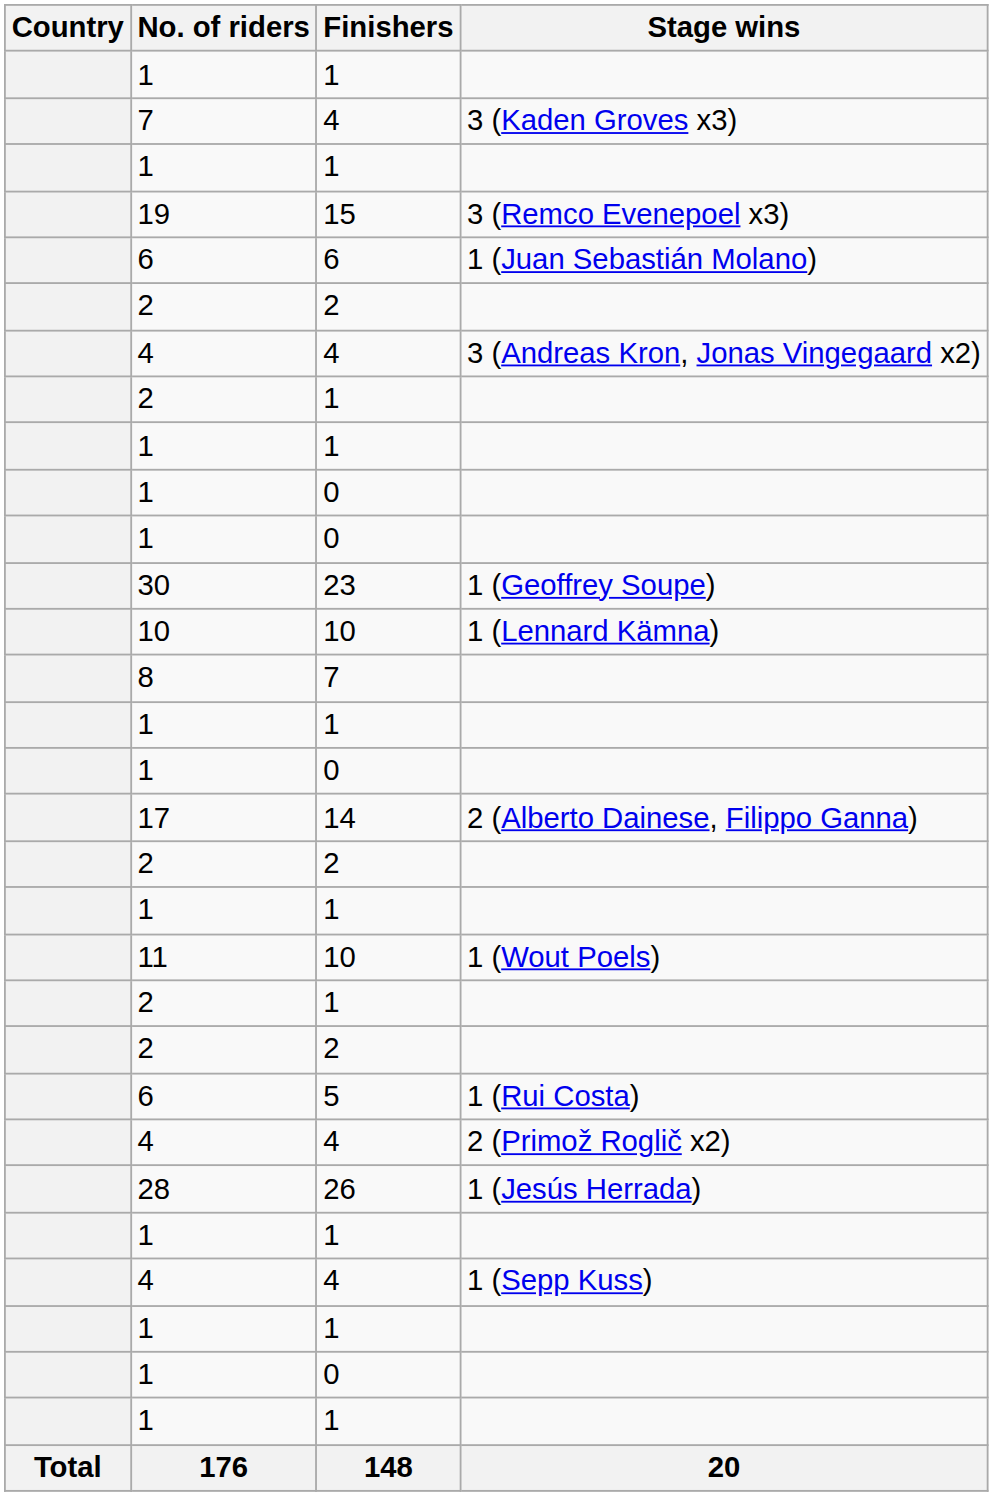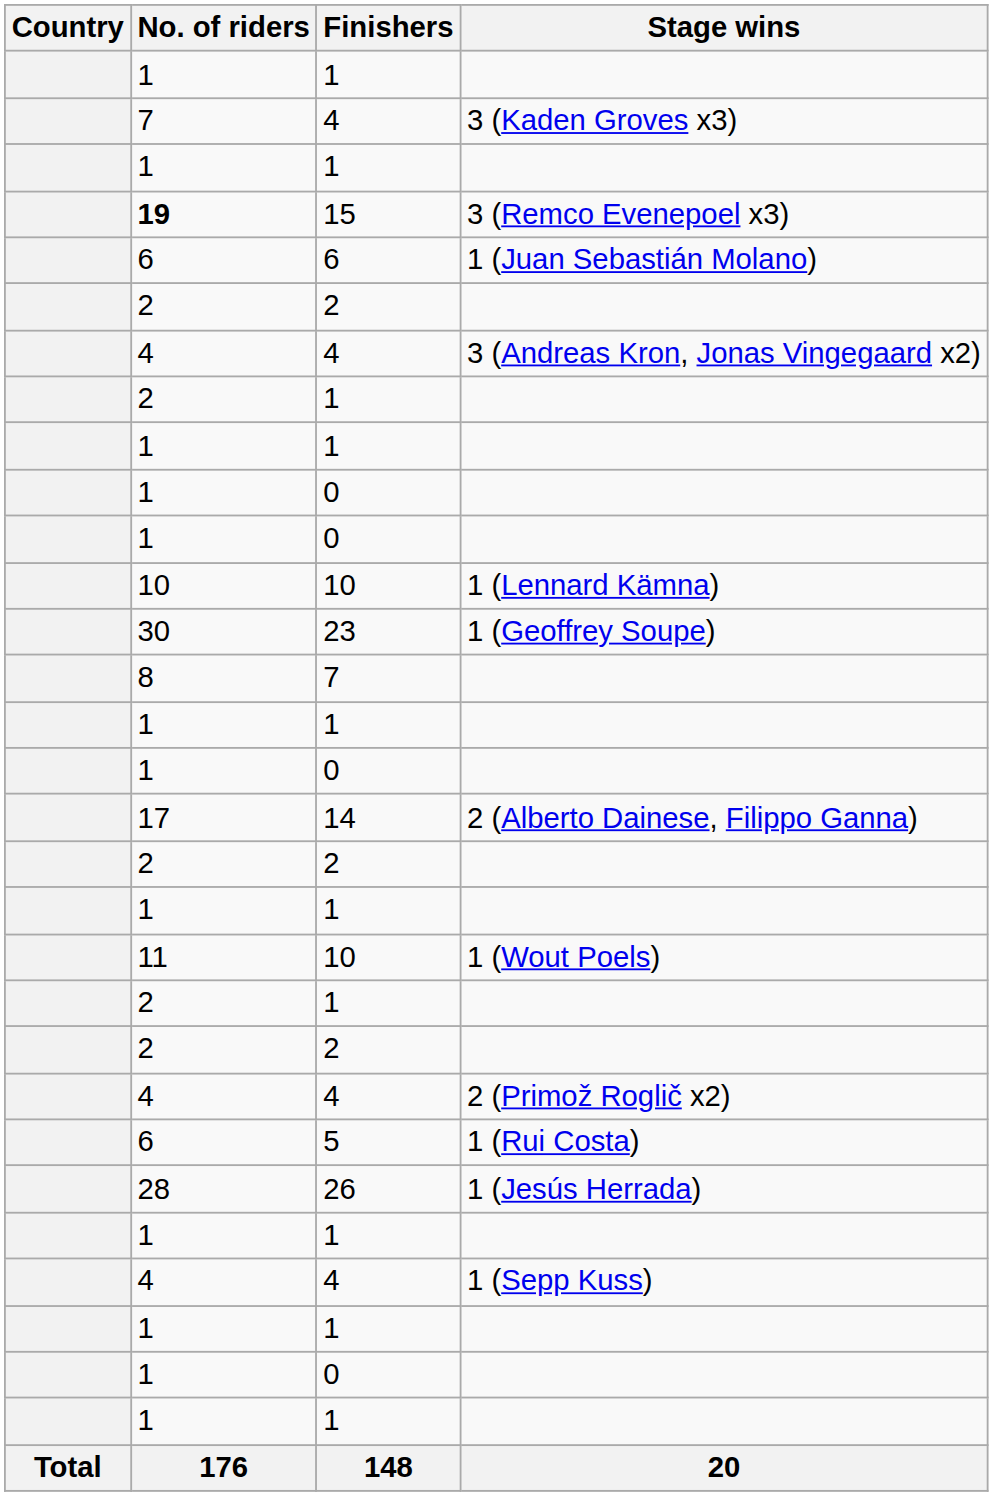(154, 213) normal -> (154, 213) bold
rows swapped: (340, 584) <-> (340, 631)
rows swapped: (331, 1095) <-> (331, 1142)
